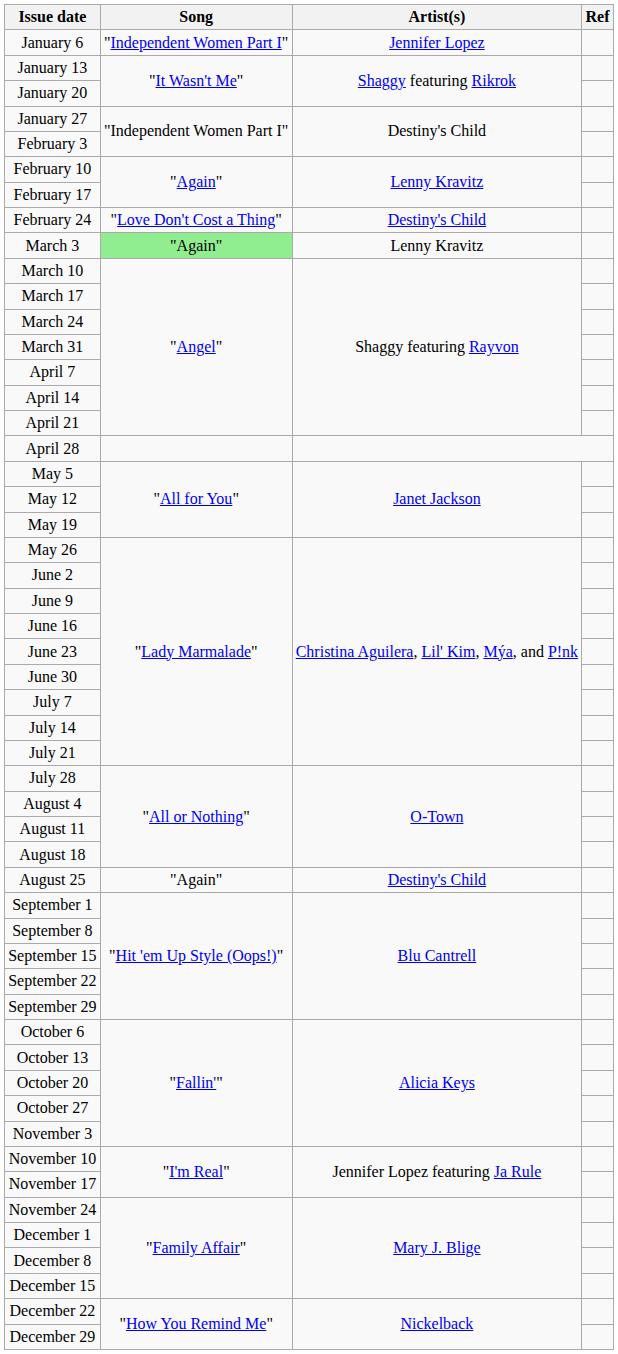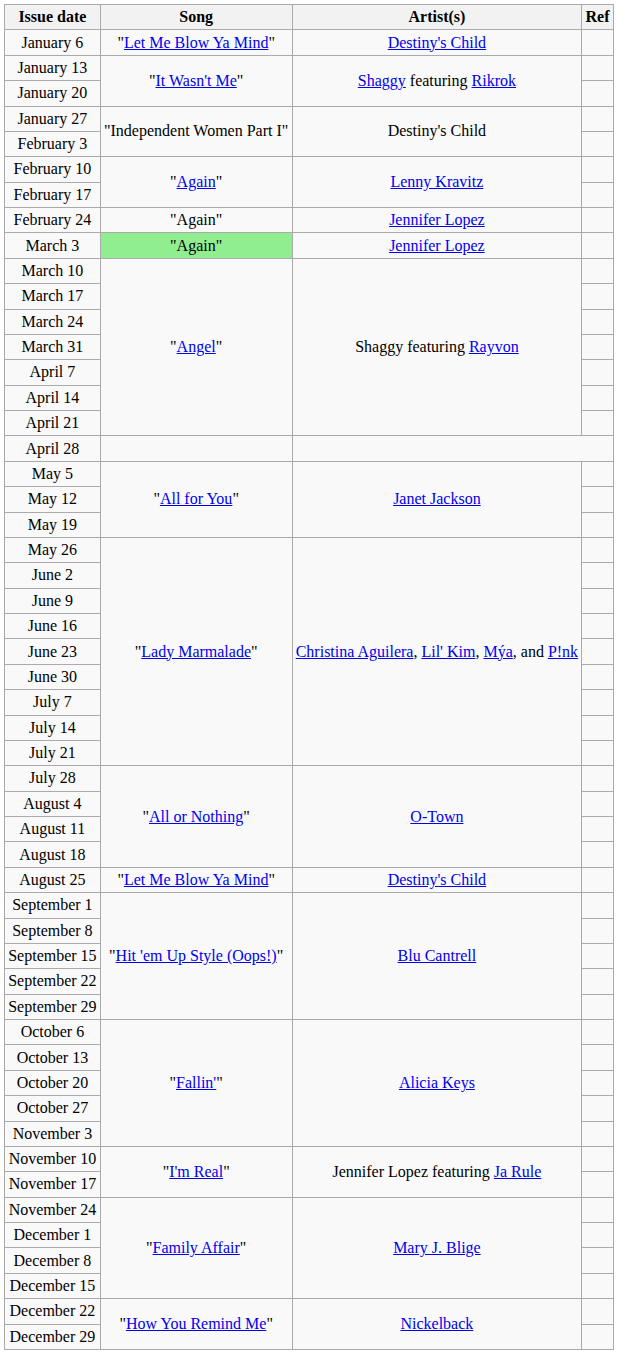(196, 42) "Independent Women Part I" -> (196, 42) "Let Me Blow Ya Mind"
(437, 42) Jennifer Lopez -> (437, 42) Destiny's Child
(196, 220) "Love Don't Cost a Thing" -> (196, 220) "Again"
(437, 220) Destiny's Child -> (437, 220) Jennifer Lopez
(437, 245) Lenny Kravitz -> (437, 245) Jennifer Lopez
(196, 879) "Again" -> (196, 879) "Let Me Blow Ya Mind"
